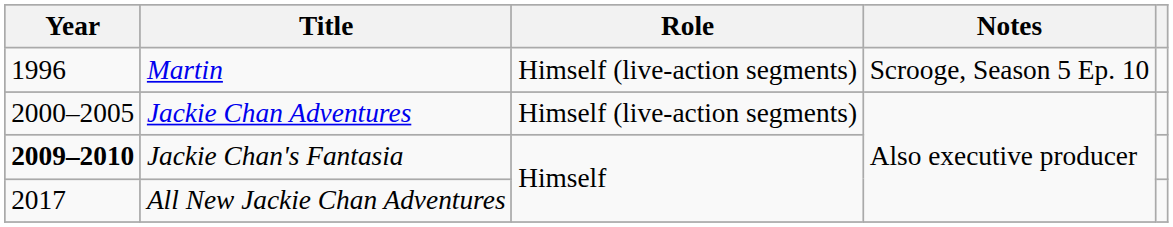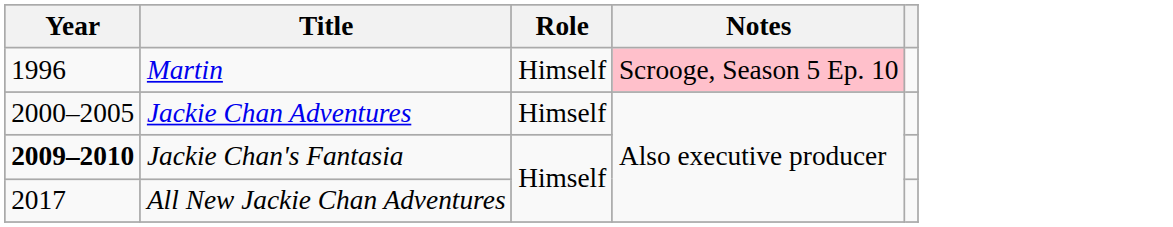(688, 69) Himself (live-action segments) -> (562, 69) Himself
(1009, 69) no background -> (759, 69) pink background
(688, 112) Himself (live-action segments) -> (562, 112) Himself
